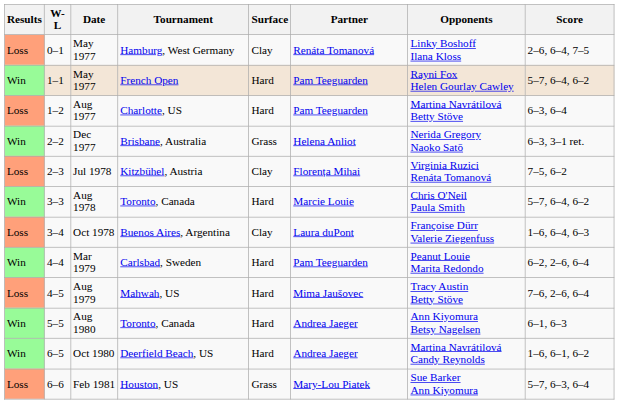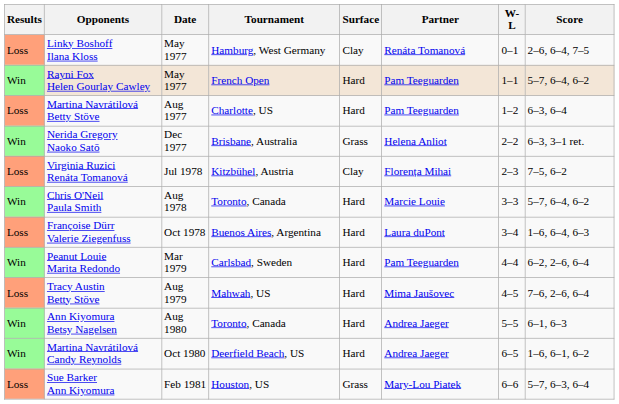columns swapped: (57, 19) <-> (466, 19)
(262, 232) Clay -> (354, 232) Hard
